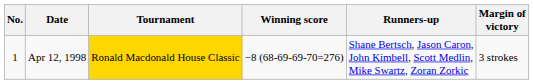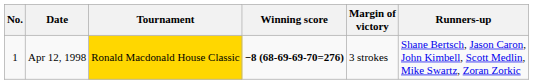columns swapped: (502, 20) <-> (411, 20)
(294, 57) normal -> (294, 57) bold
